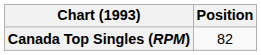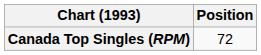(225, 38) 82 -> (225, 38) 72
